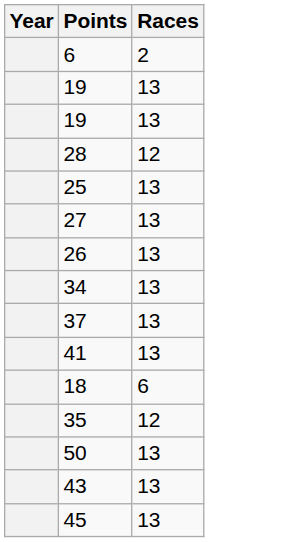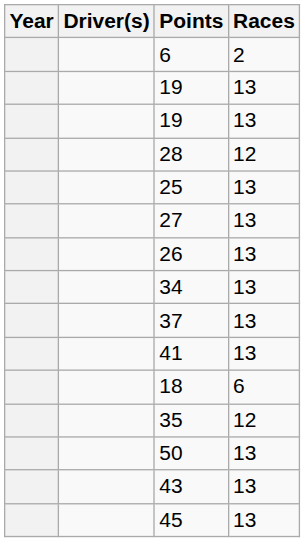+ column: (107, 21)
